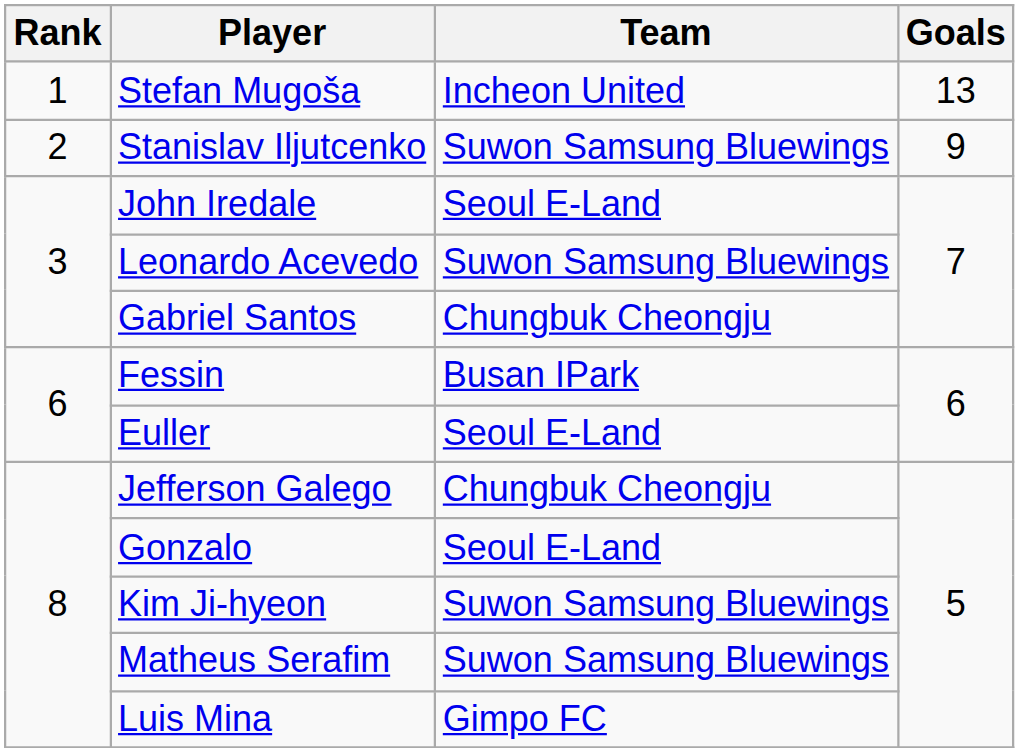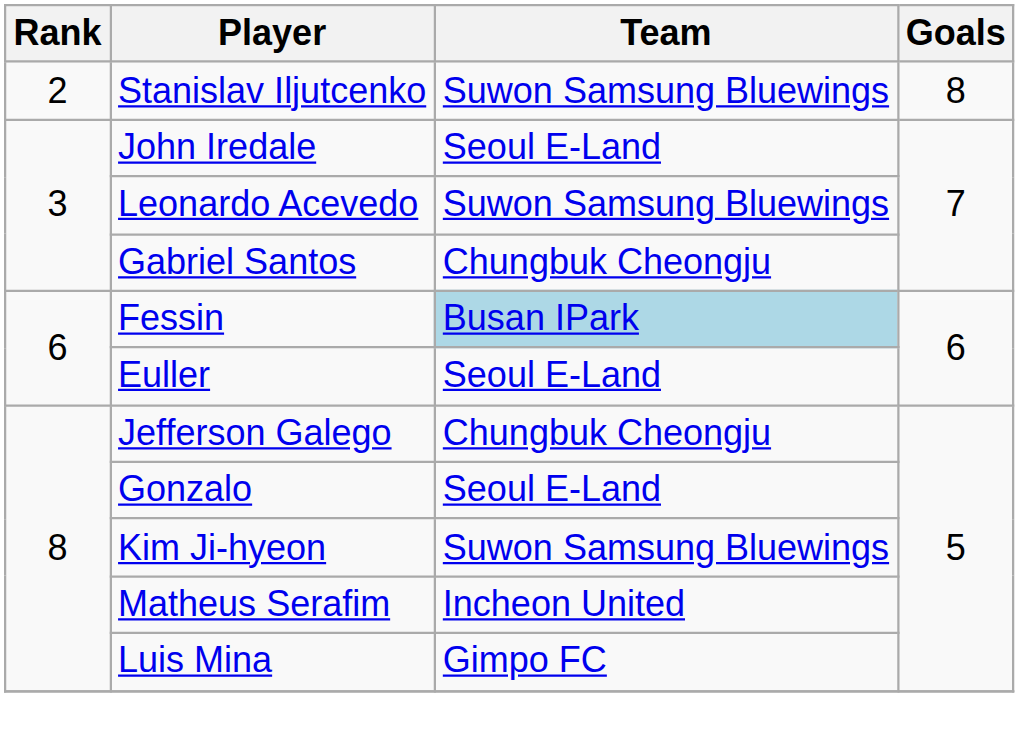- row: (239, 90)
(956, 147) 9 -> (956, 90) 8
(541, 375) no background -> (541, 318) lightblue background
(666, 661) Suwon Samsung Bluewings -> (564, 603) Incheon United
